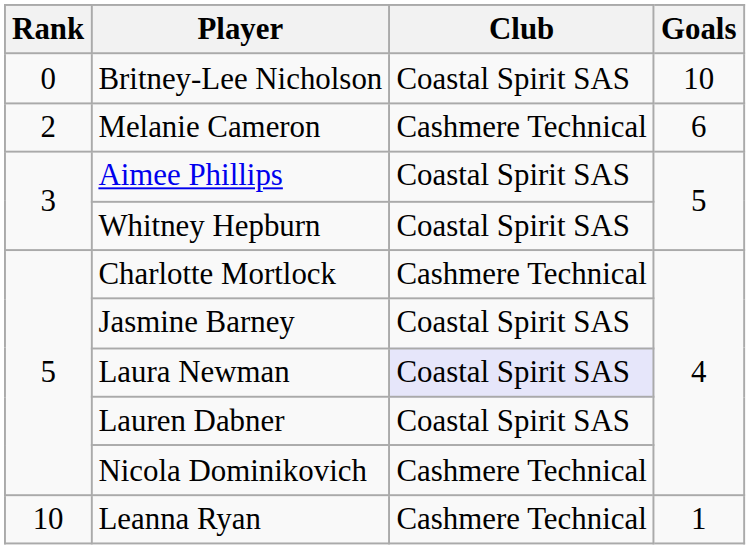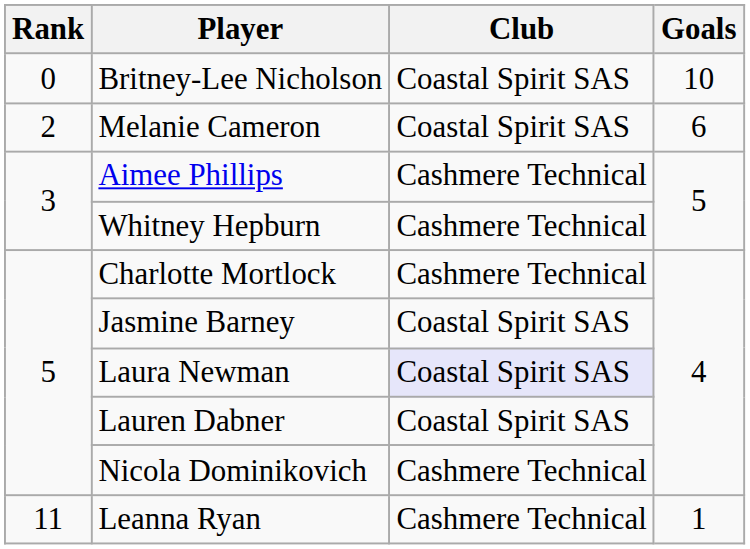(522, 126) Cashmere Technical -> (513, 126) Coastal Spirit SAS
(513, 175) Coastal Spirit SAS -> (522, 175) Cashmere Technical
(513, 224) Coastal Spirit SAS -> (522, 224) Cashmere Technical
(48, 518) 10 -> (48, 518) 11
